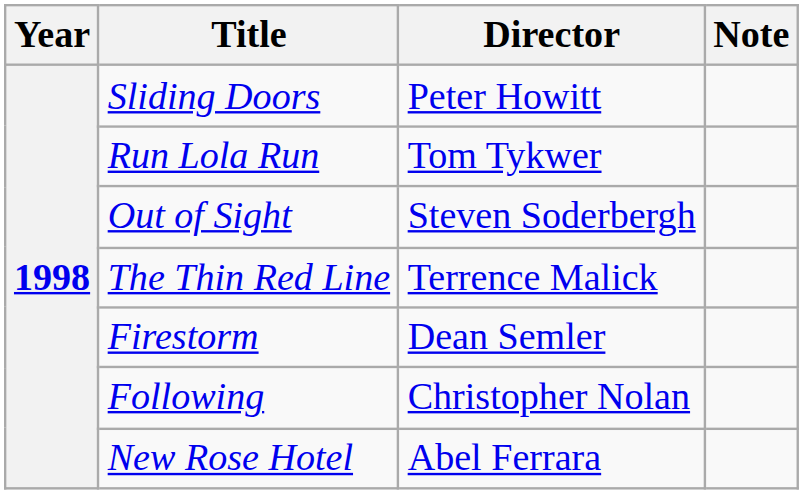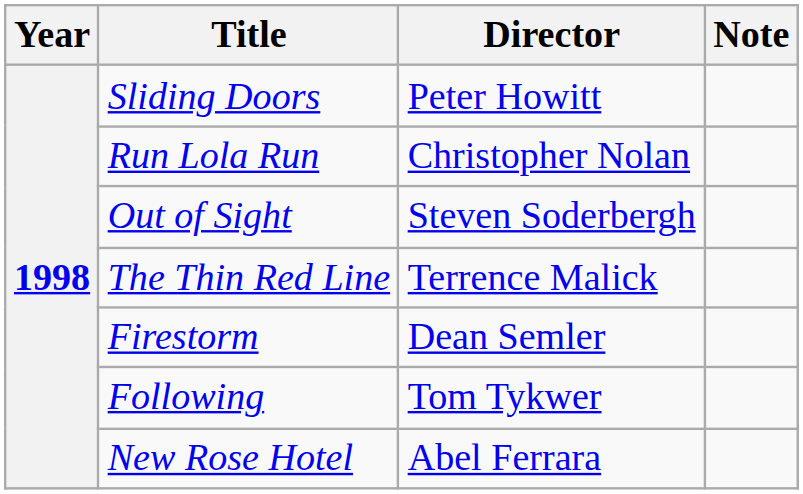(505, 155) Tom Tykwer -> (549, 155) Christopher Nolan
(549, 397) Christopher Nolan -> (505, 397) Tom Tykwer
